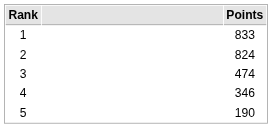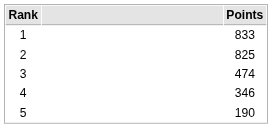(245, 55) 824 -> (245, 55) 825
